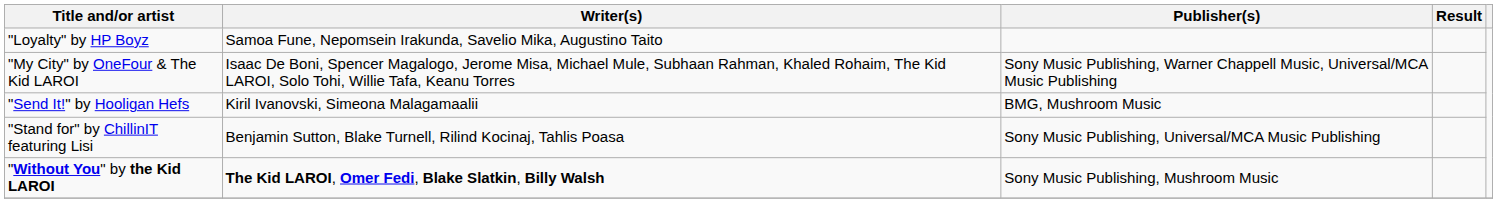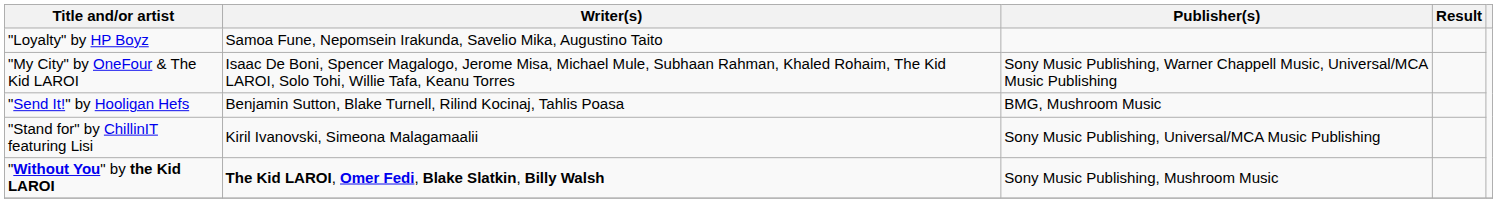(352, 104) Kiril Ivanovski, Simeona Malagamaalii -> (425, 104) Benjamin Sutton, Blake Turnell, Rilind Kocinaj, Tahlis Poasa
(425, 137) Benjamin Sutton, Blake Turnell, Rilind Kocinaj, Tahlis Poasa -> (352, 137) Kiril Ivanovski, Simeona Malagamaalii
